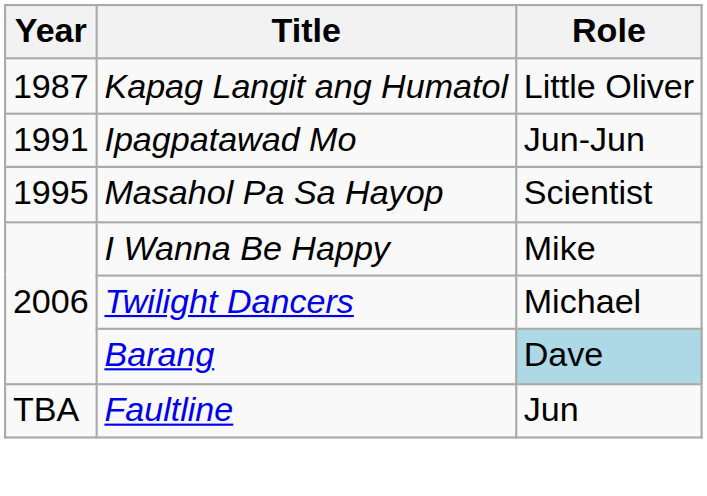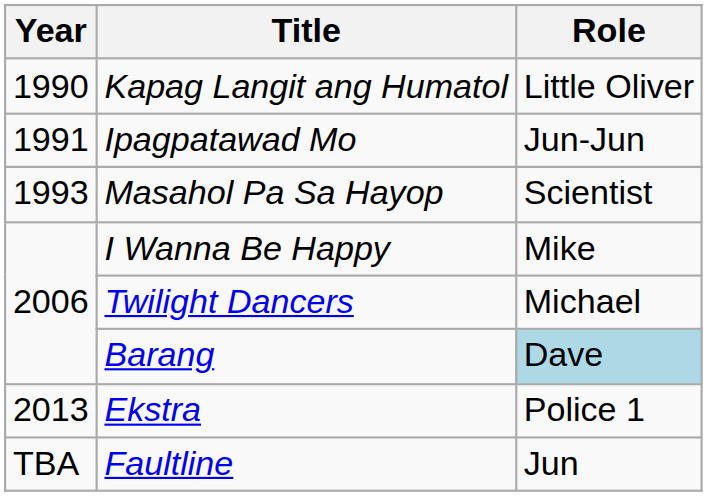(51, 85) 1987 -> (51, 85) 1990
(51, 193) 1995 -> (51, 193) 1993
+ row: (153, 409)
